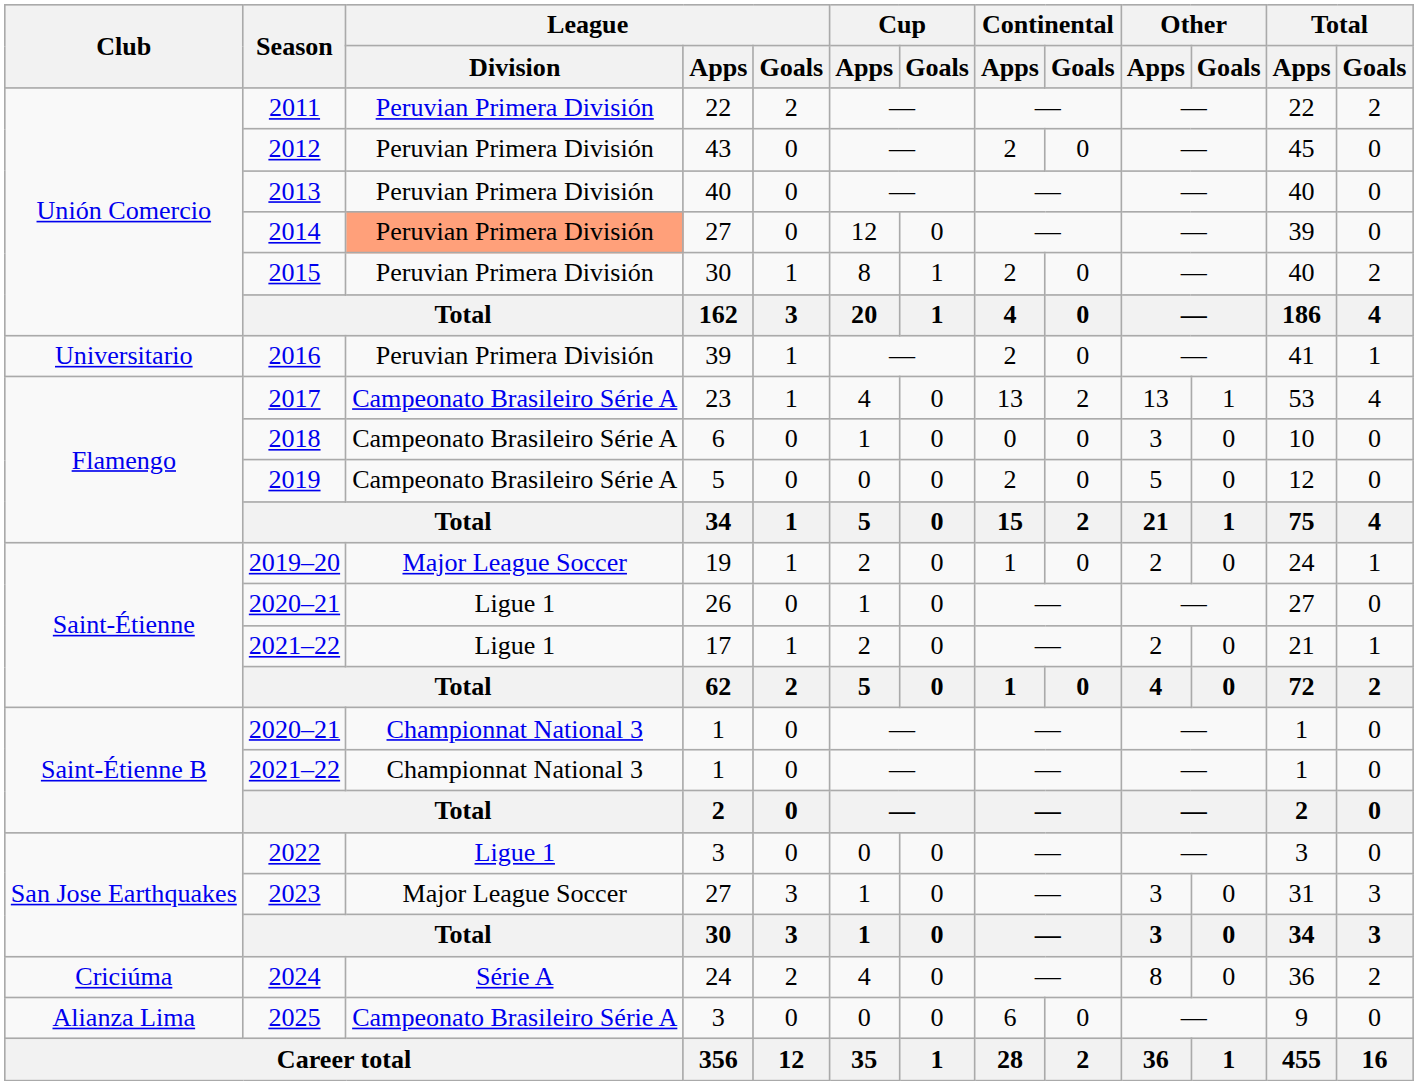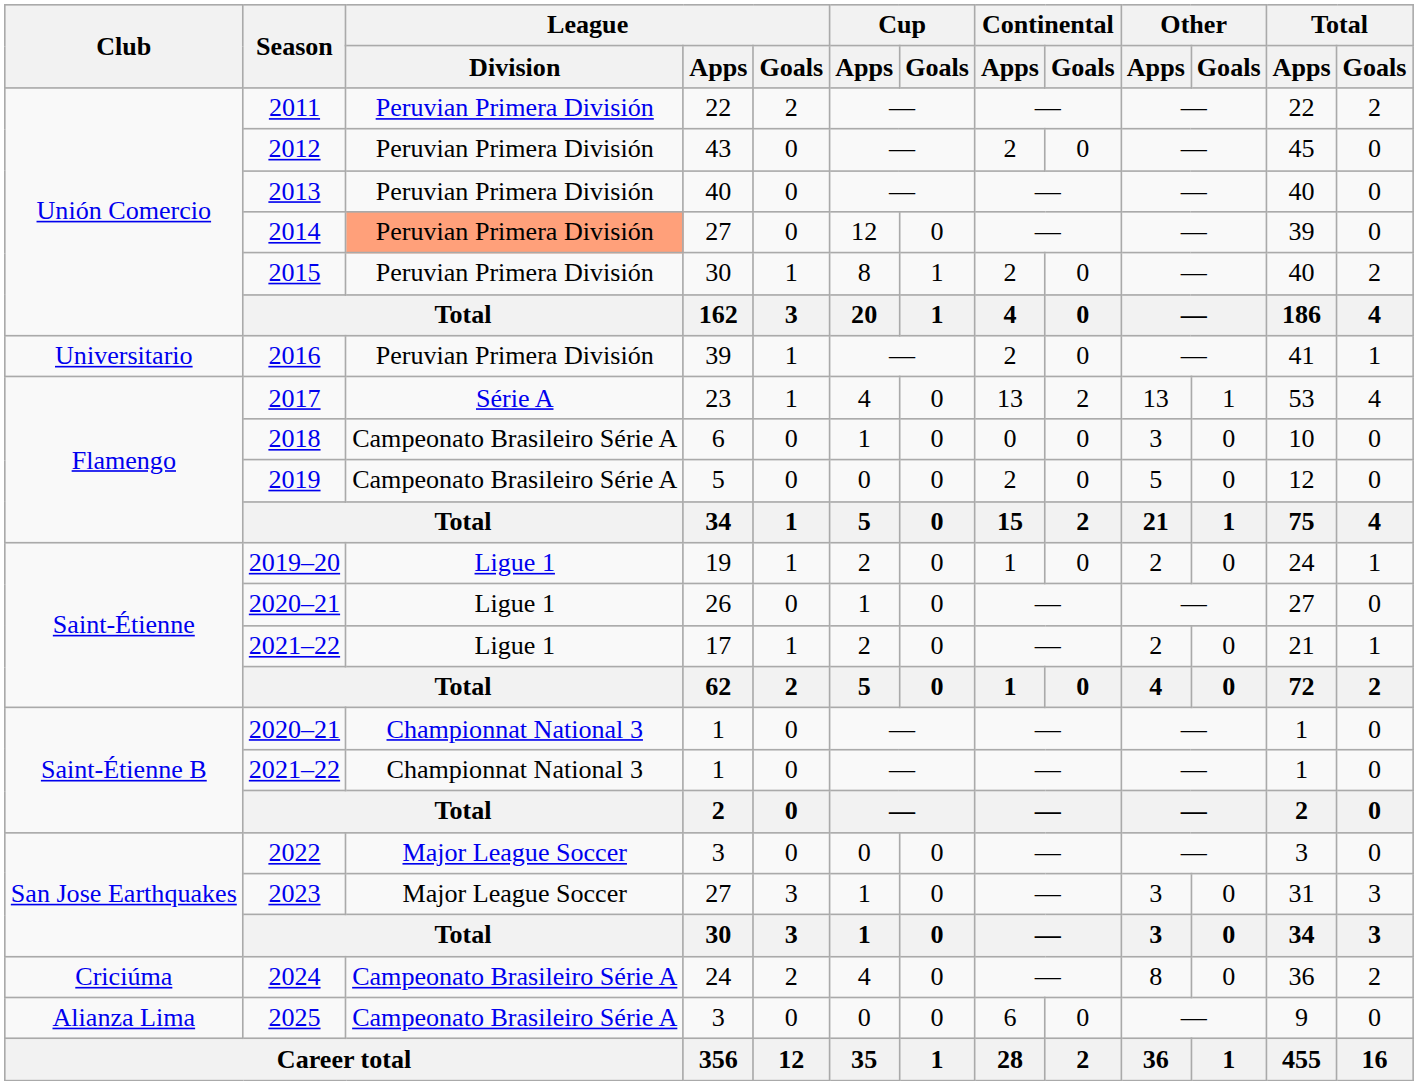(515, 397) Campeonato Brasileiro Série A -> (515, 397) Série A
(515, 562) Major League Soccer -> (515, 562) Ligue 1
(515, 852) Ligue 1 -> (515, 852) Major League Soccer
(515, 976) Série A -> (515, 976) Campeonato Brasileiro Série A
